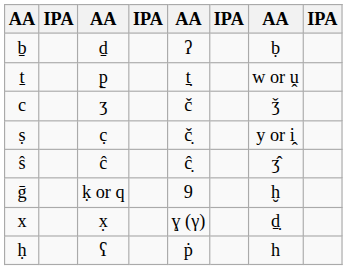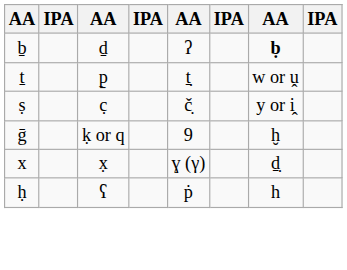(276, 47) normal -> (276, 47) bold
- row: (22, 105)
- row: (22, 163)
